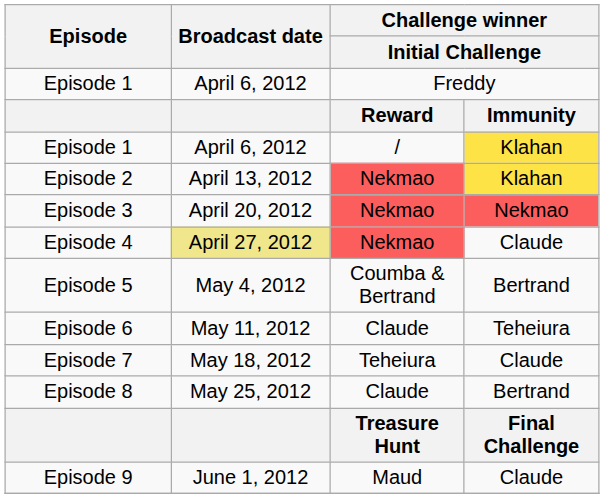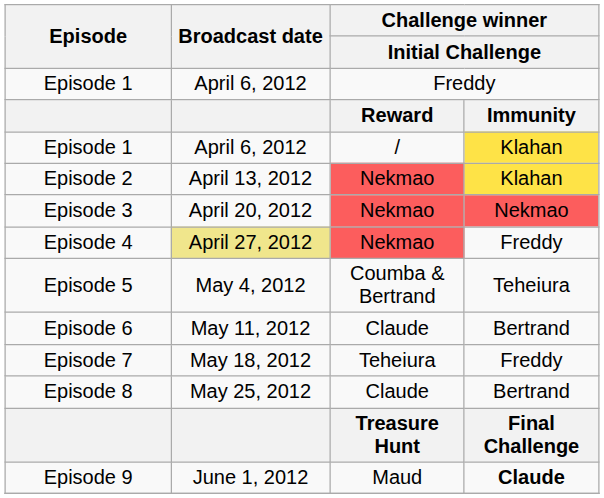(531, 242) Claude -> (531, 242) Freddy
(531, 285) Bertrand -> (531, 285) Teheiura
(531, 328) Teheiura -> (531, 328) Bertrand
(531, 360) Claude -> (531, 360) Freddy
(531, 477) normal -> (531, 477) bold
